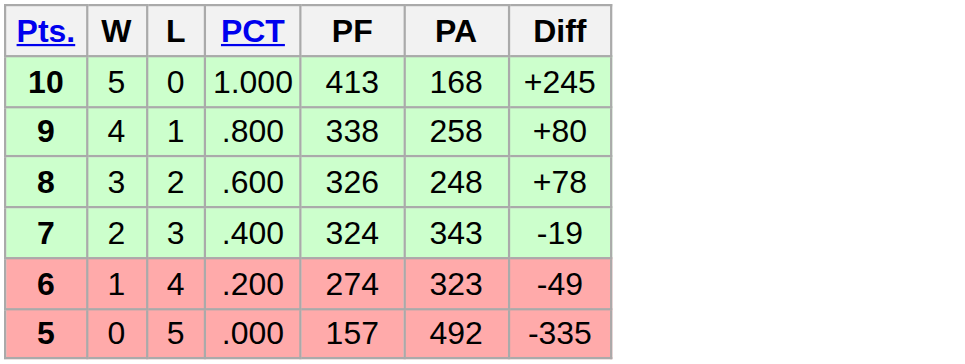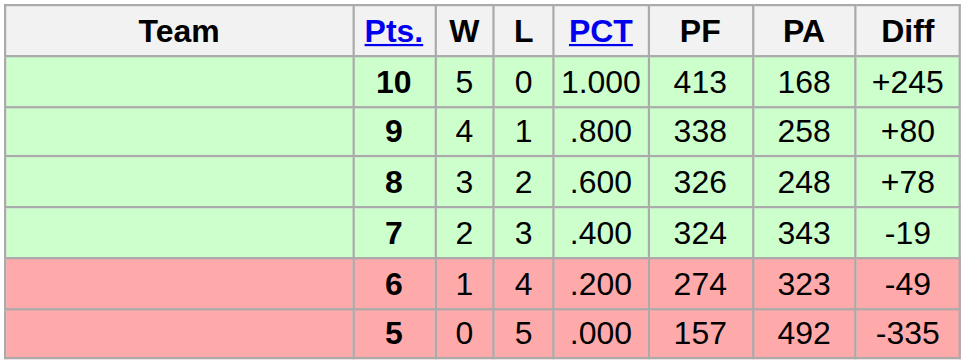+ column: (179, 31)
